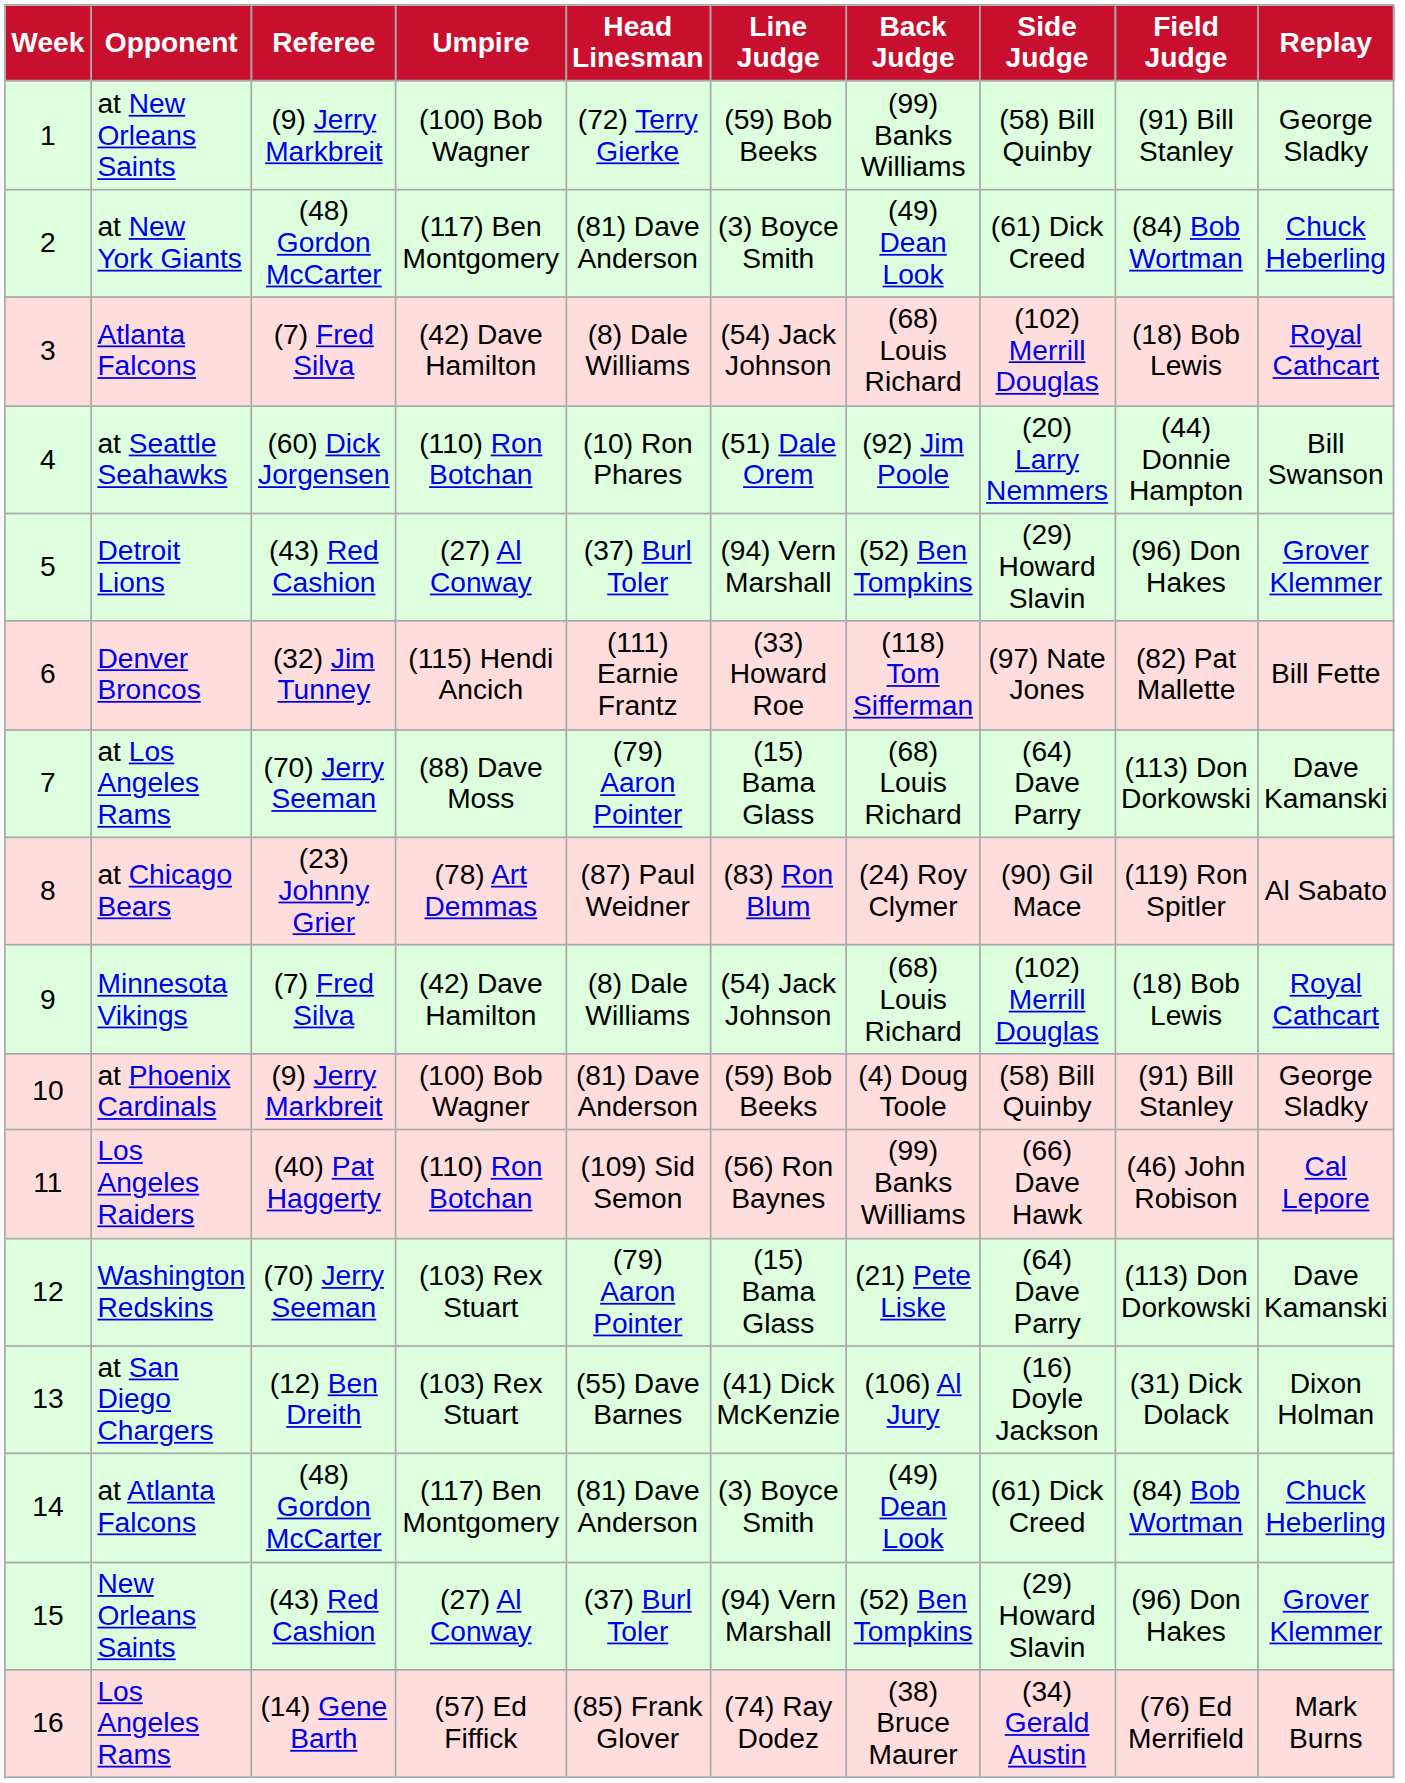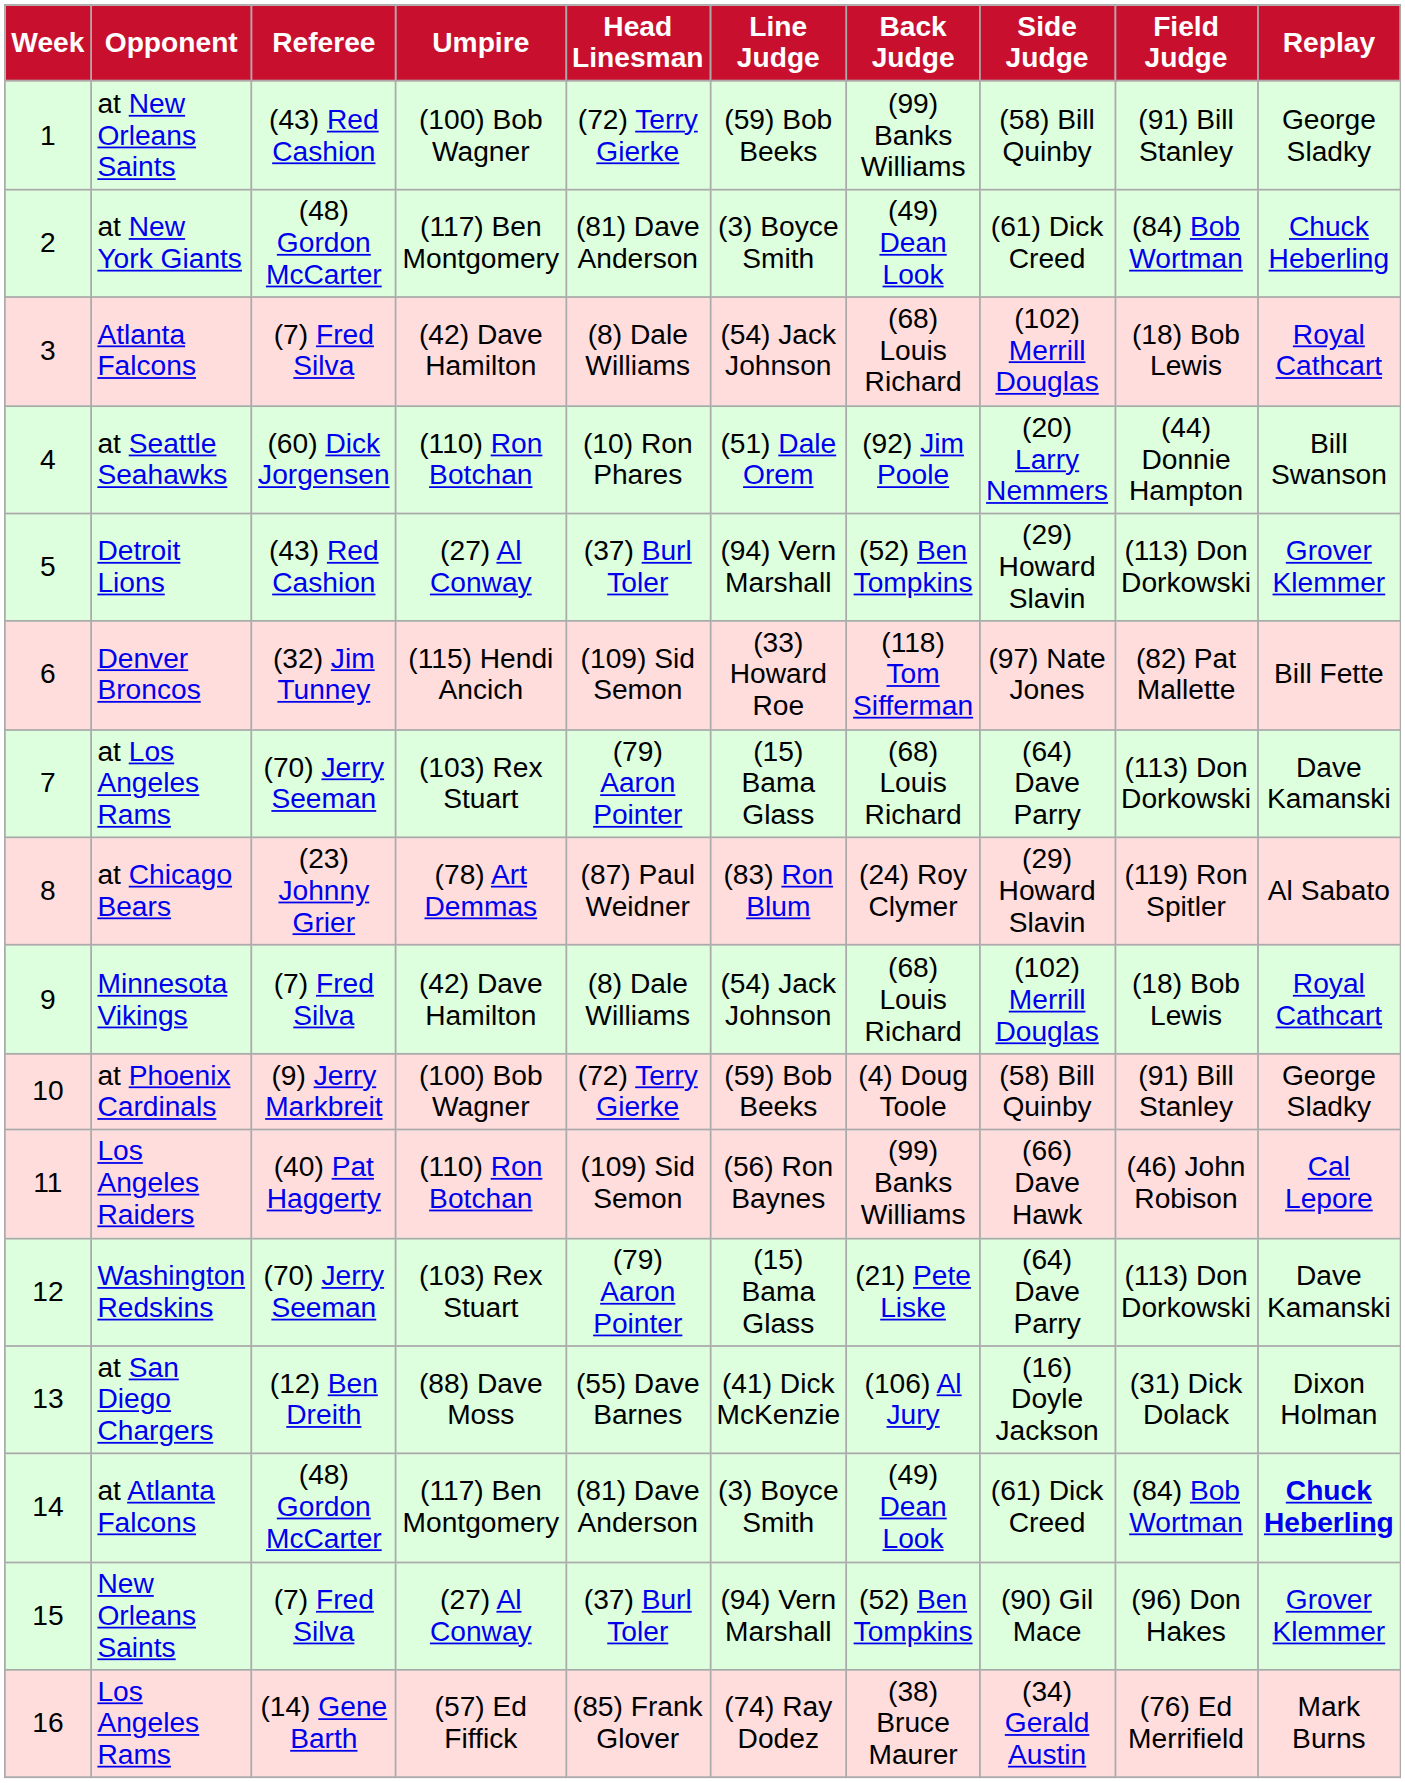(324, 134) (9) Jerry Markbreit -> (324, 134) (43) Red Cashion
(1186, 566) (96) Don Hakes -> (1186, 566) (113) Don Dorkowski
(638, 674) (111) Earnie Frantz -> (638, 674) (109) Sid Semon
(481, 782) (88) Dave Moss -> (481, 782) (103) Rex Stuart
(1047, 890) (90) Gil Mace -> (1047, 890) (29) Howard Slavin
(638, 1091) (81) Dave Anderson -> (638, 1091) (72) Terry Gierke
(481, 1399) (103) Rex Stuart -> (481, 1399) (88) Dave Moss
(1326, 1507) normal -> (1329, 1507) bold
(324, 1615) (43) Red Cashion -> (324, 1615) (7) Fred Silva
(1047, 1615) (29) Howard Slavin -> (1047, 1615) (90) Gil Mace
